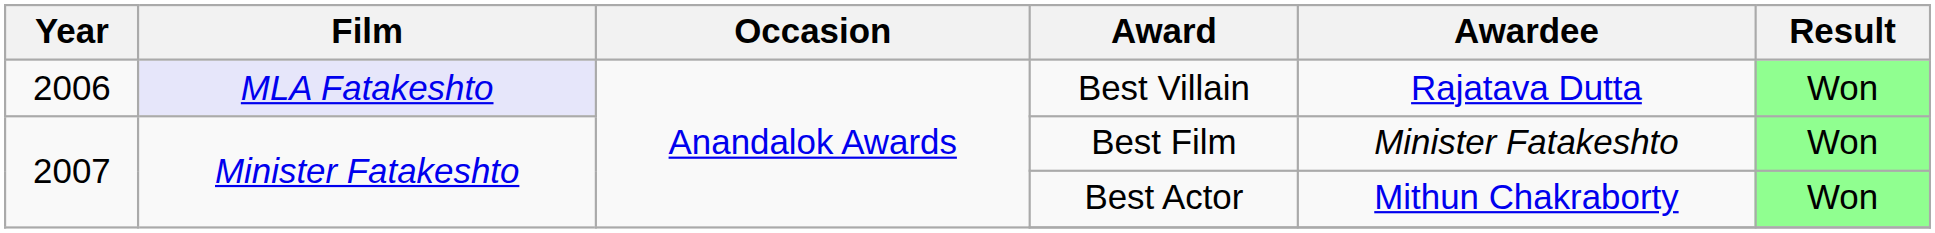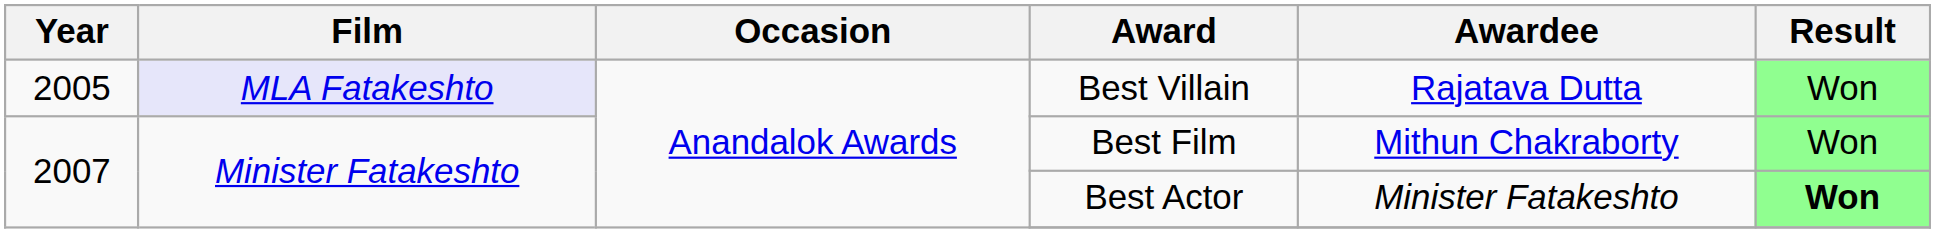(72, 87) 2006 -> (72, 87) 2005
(1526, 142) Minister Fatakeshto -> (1526, 142) Mithun Chakraborty
(1526, 198) Mithun Chakraborty -> (1526, 198) Minister Fatakeshto
(1843, 198) normal -> (1843, 198) bold
